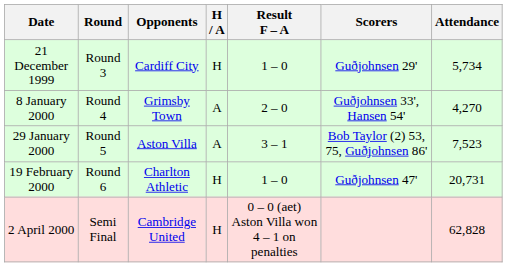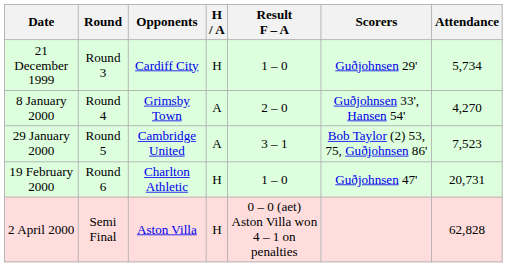(167, 143) Aston Villa -> (167, 143) Cambridge United
(167, 229) Cambridge United -> (167, 229) Aston Villa
